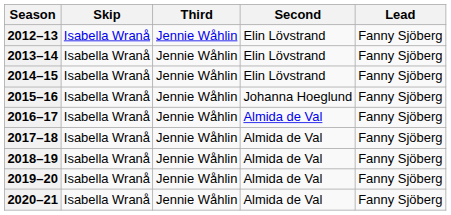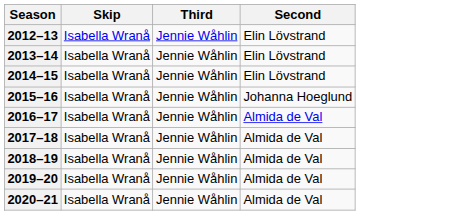- column: (400, 14)
